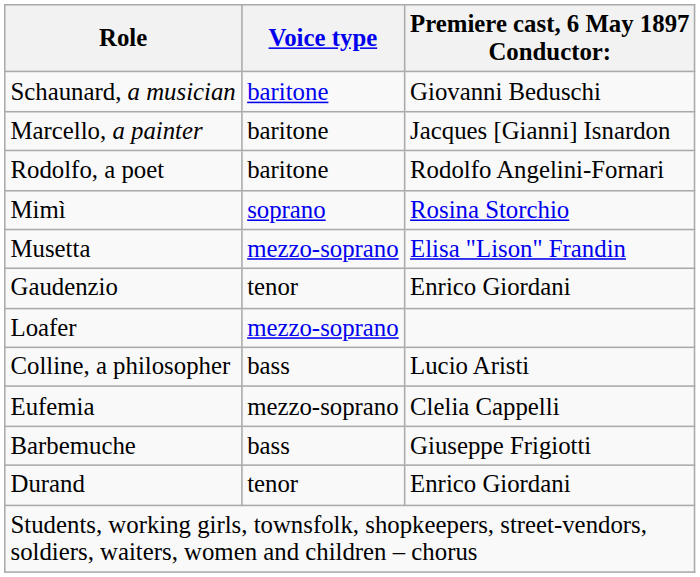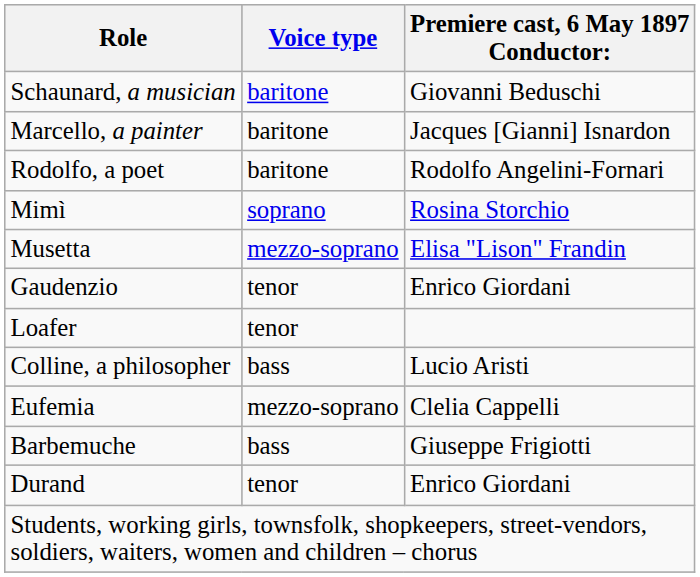(323, 327) mezzo-soprano -> (273, 327) tenor
